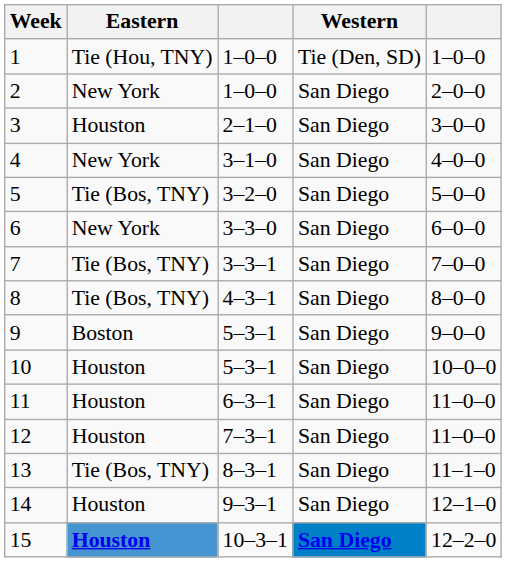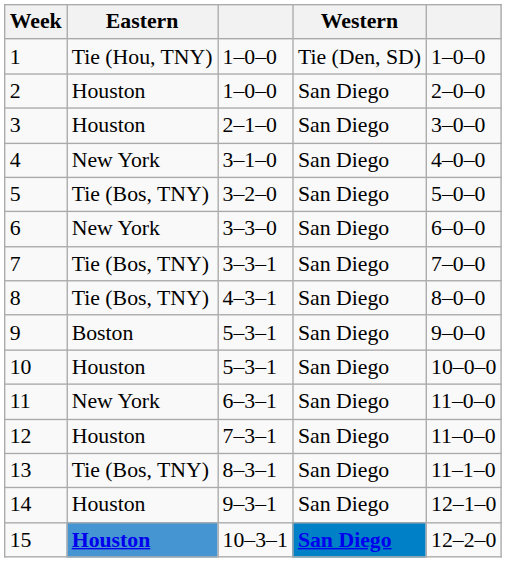(116, 90) New York -> (109, 90) Houston
(109, 401) Houston -> (116, 401) New York
